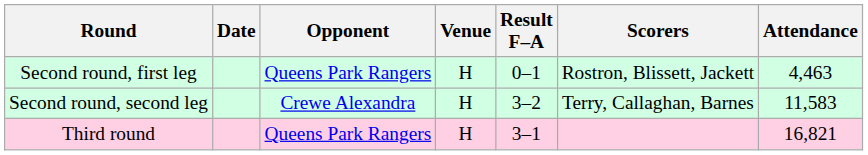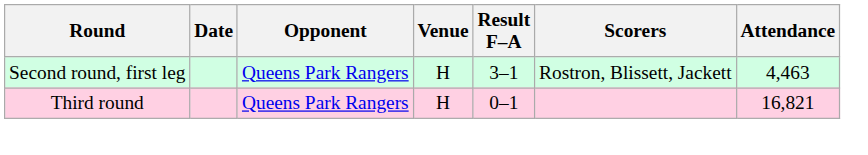(526, 72) 0–1 -> (504, 72) 3–1
- row: (109, 103)
(526, 133) 3–1 -> (504, 103) 0–1
